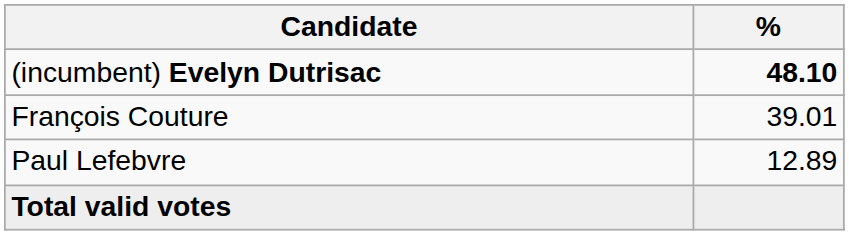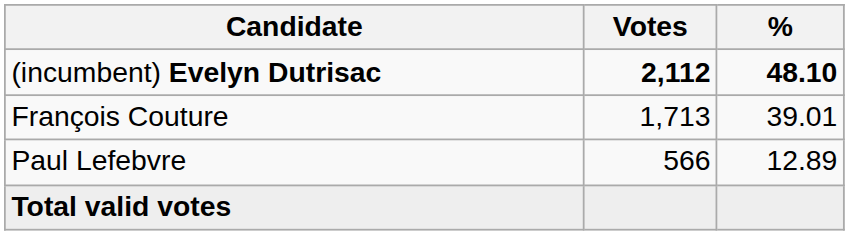+ column: (650, 26)
